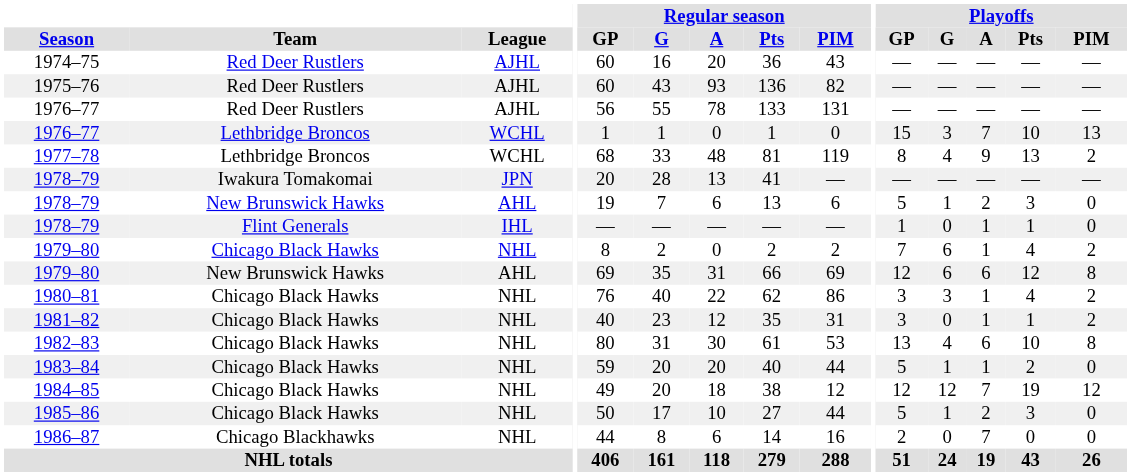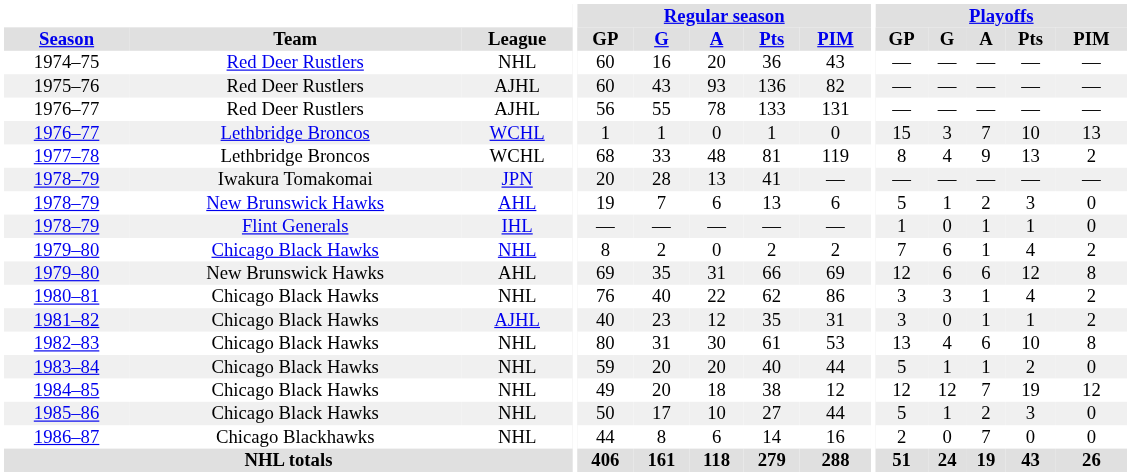(517, 62) AJHL -> (517, 62) NHL
(517, 319) NHL -> (517, 319) AJHL
